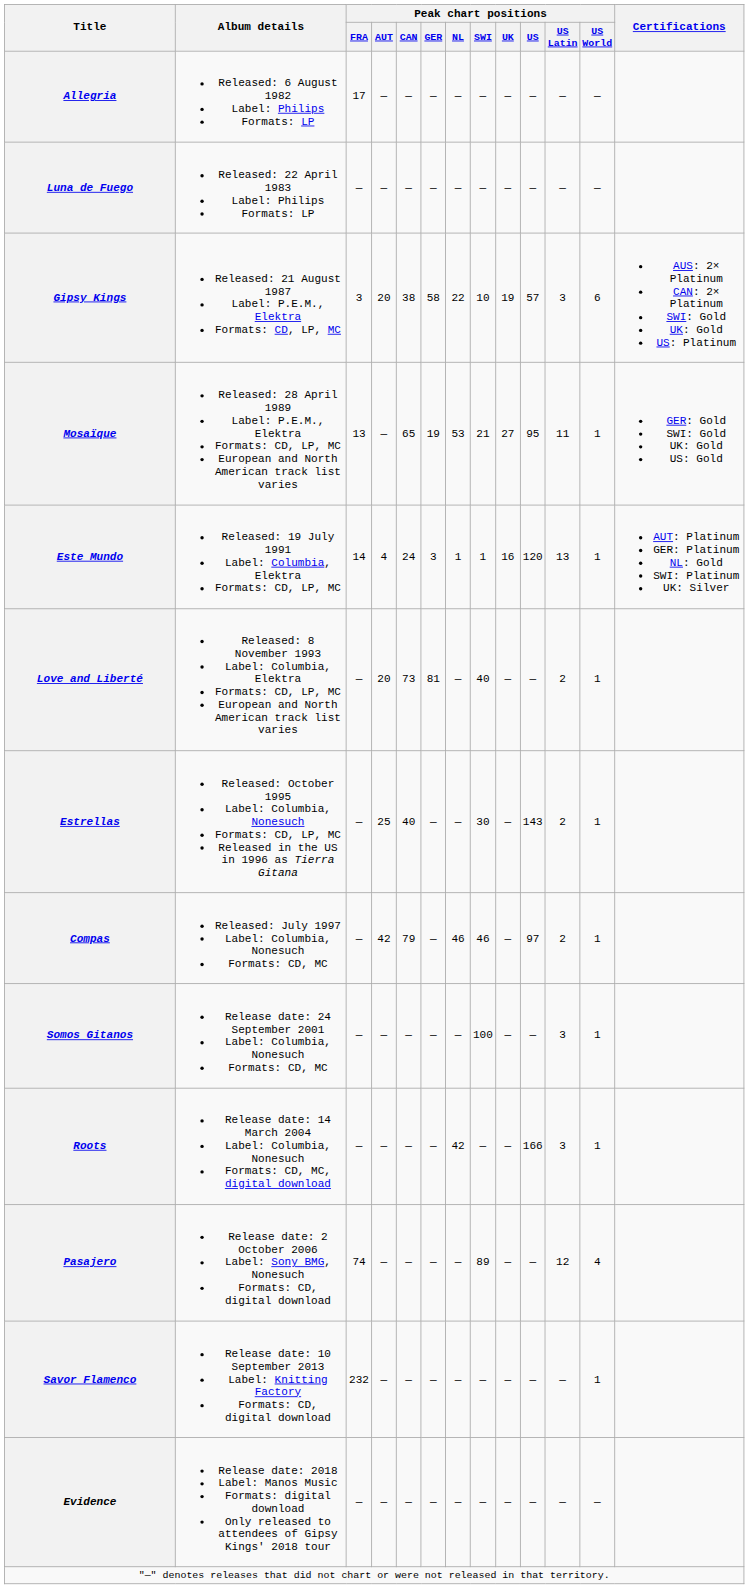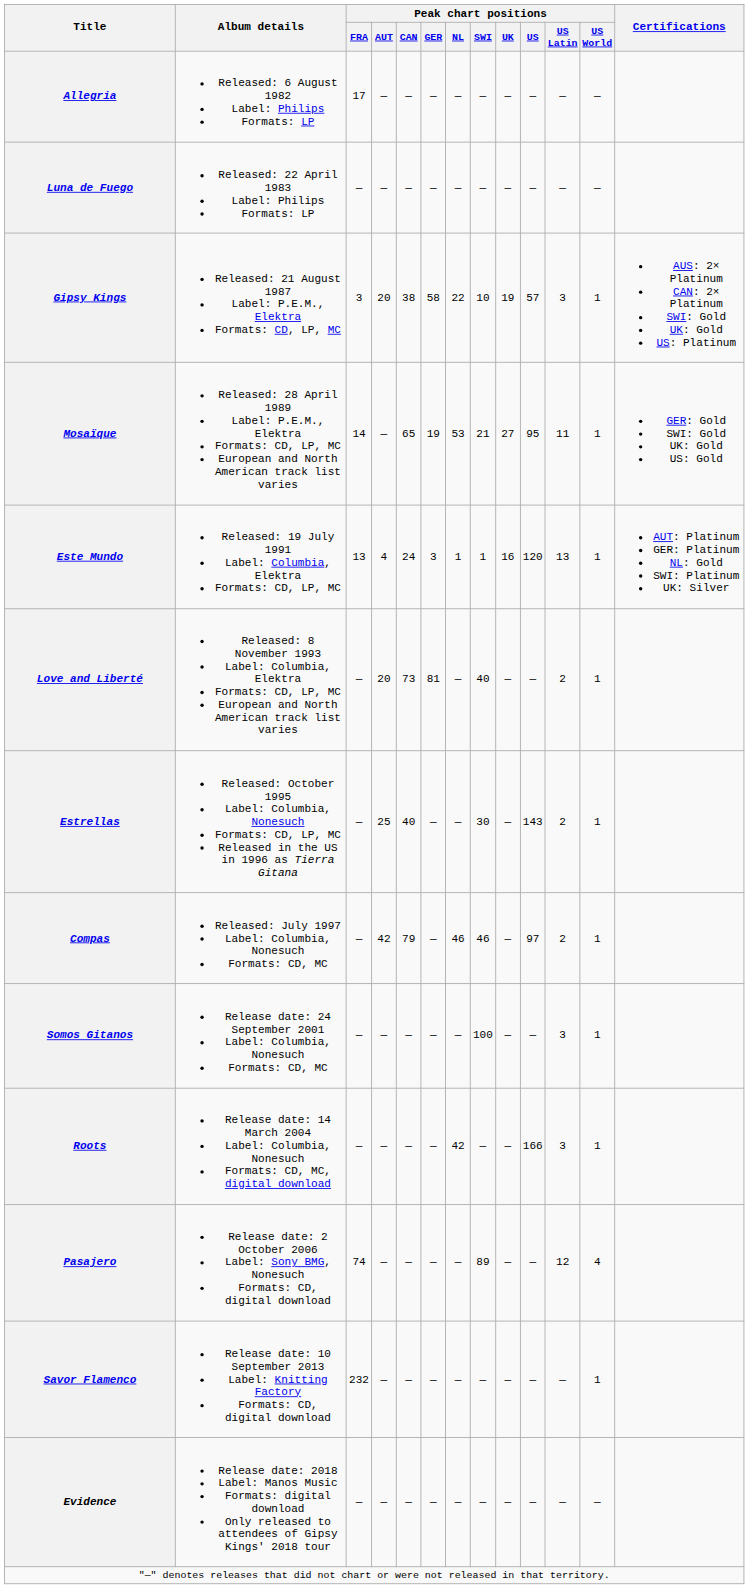(597, 298) 6 -> (597, 298) 1
(359, 434) 13 -> (359, 434) 14
(359, 557) 14 -> (359, 557) 13
